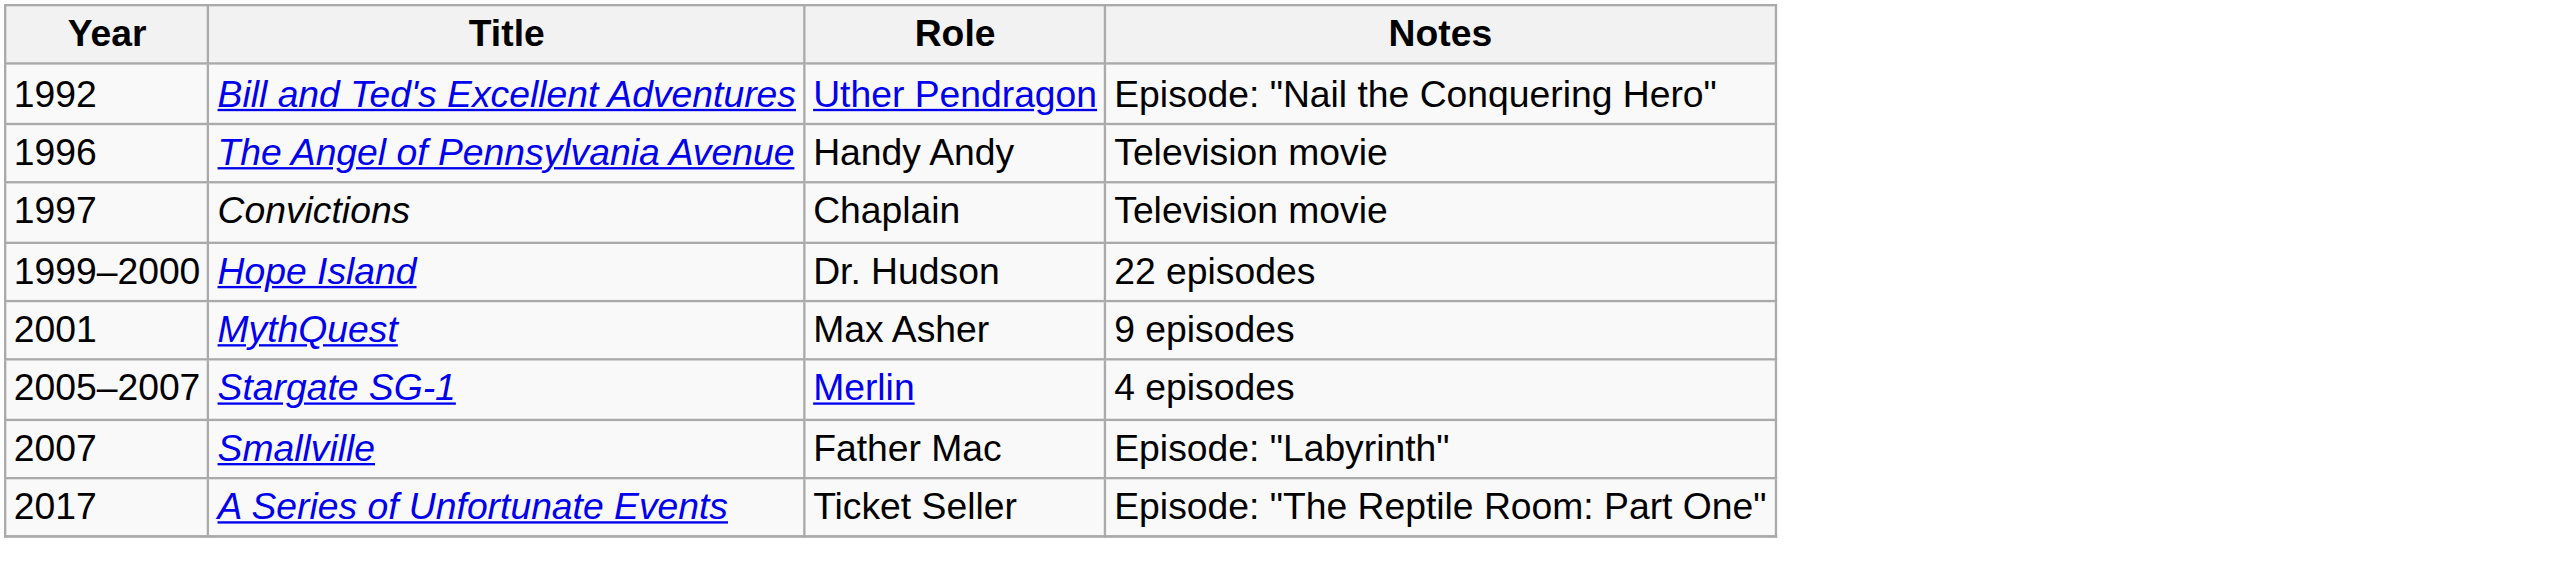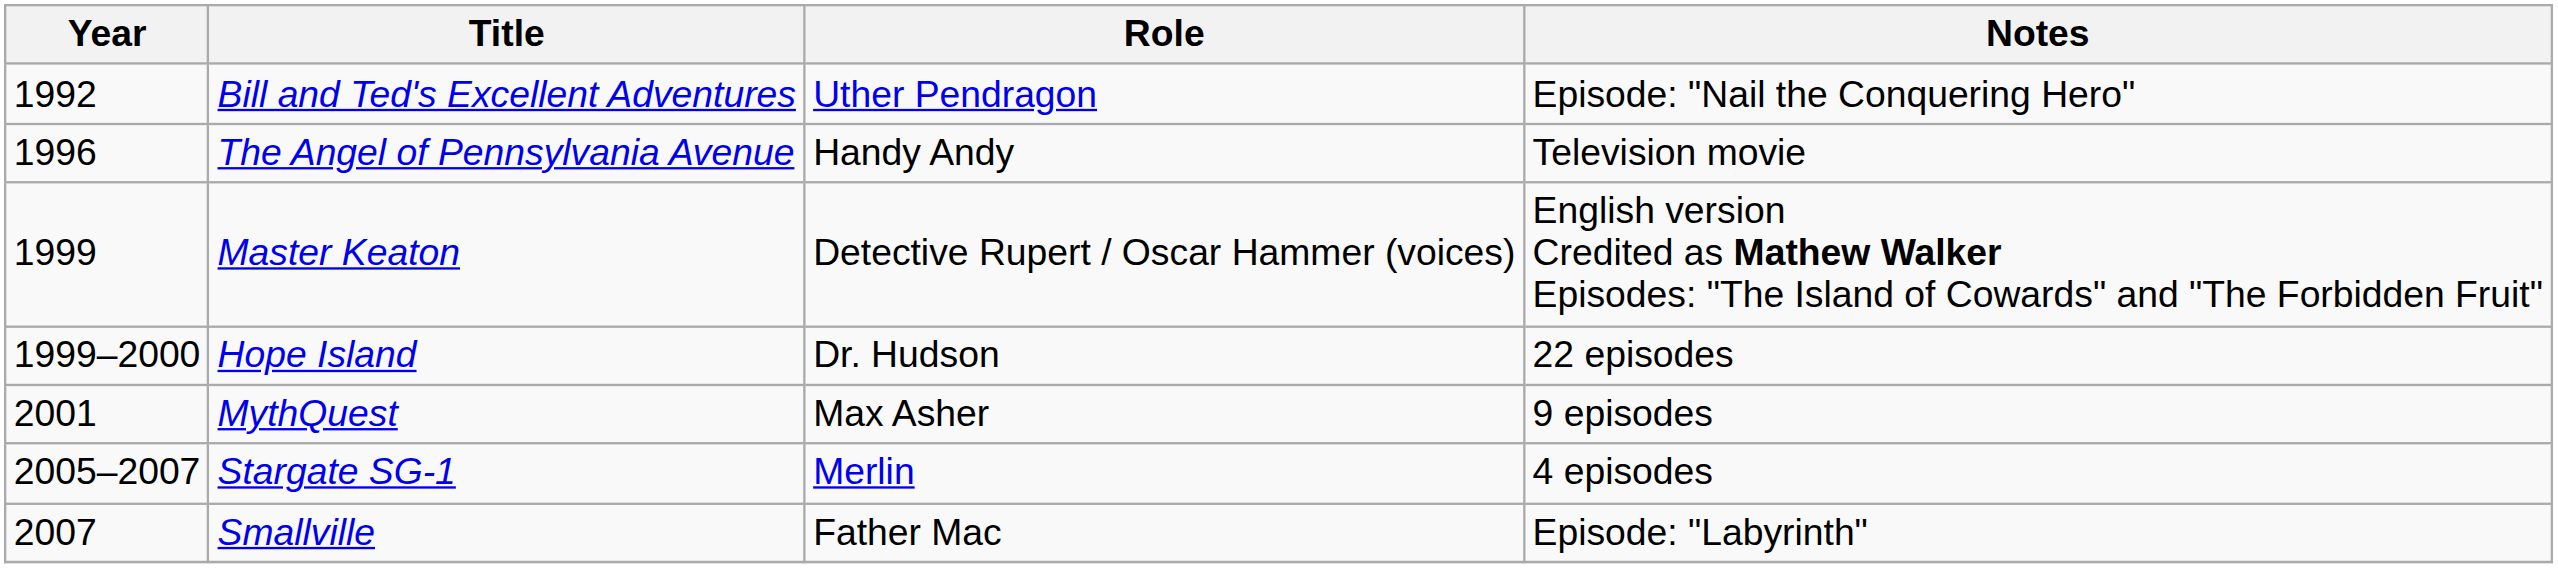- row: (314, 211)
+ row: (339, 253)
- row: (473, 507)
